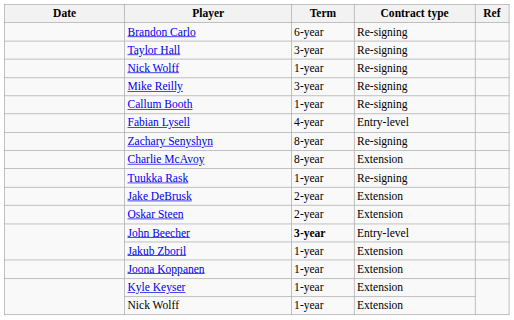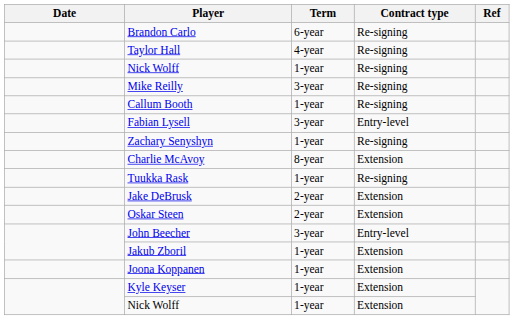(309, 50) 3-year -> (309, 50) 4-year
(309, 123) 4-year -> (309, 123) 3-year
(309, 141) 8-year -> (309, 141) 1-year
(310, 232) bold -> (309, 232) normal
